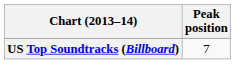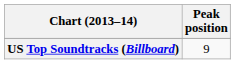(206, 48) 7 -> (206, 48) 9
